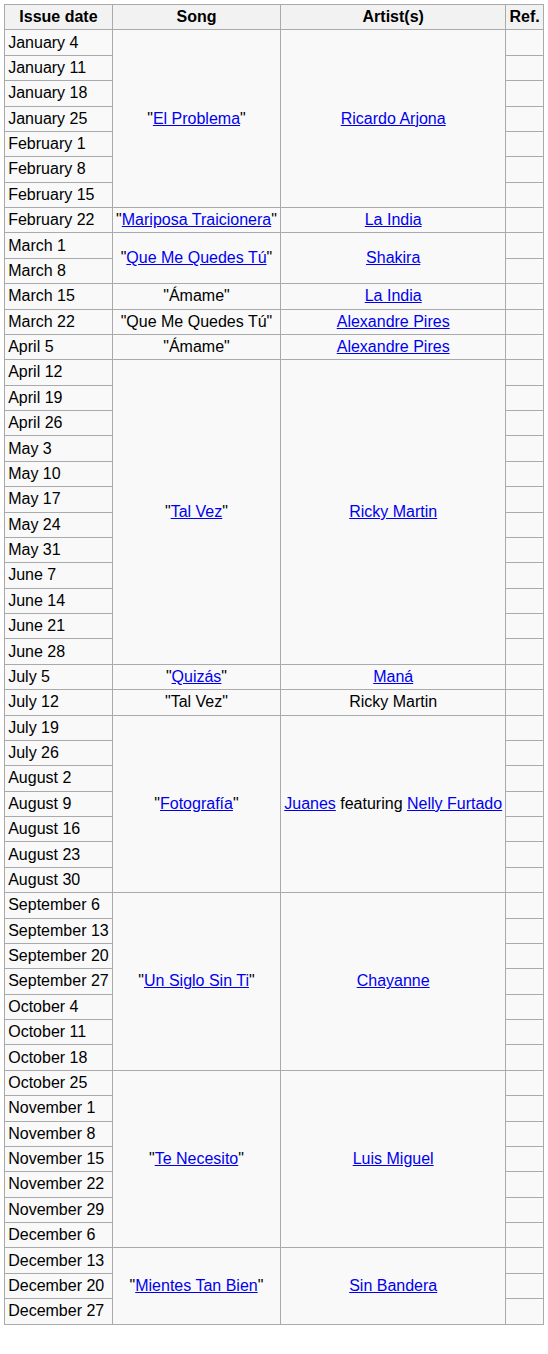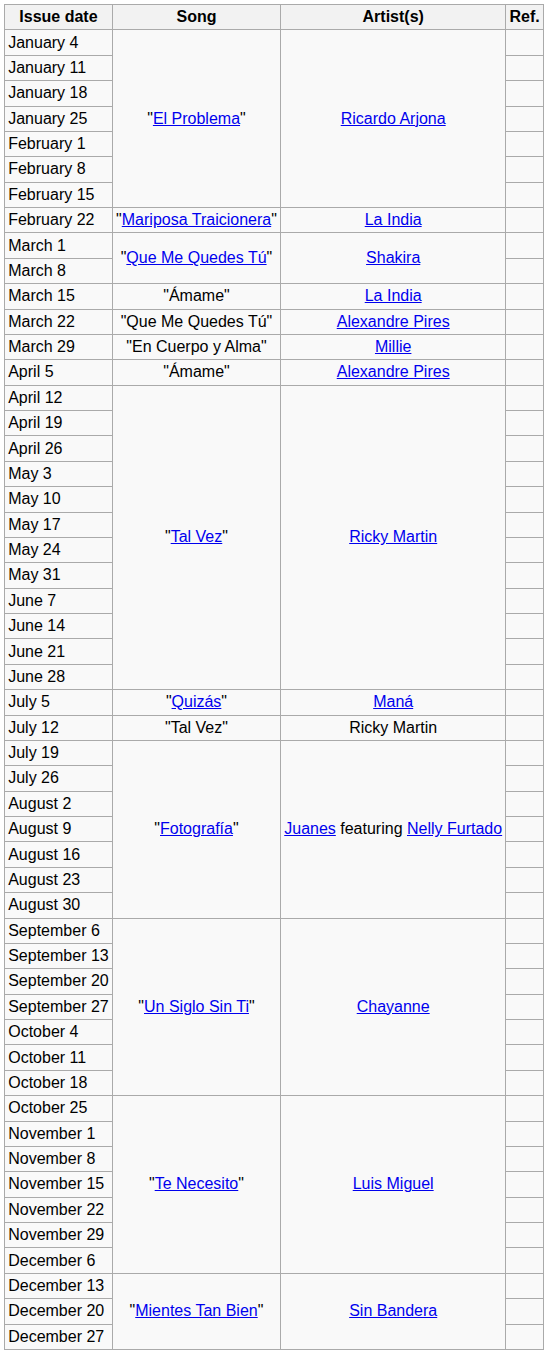+ row: (42, 347)
